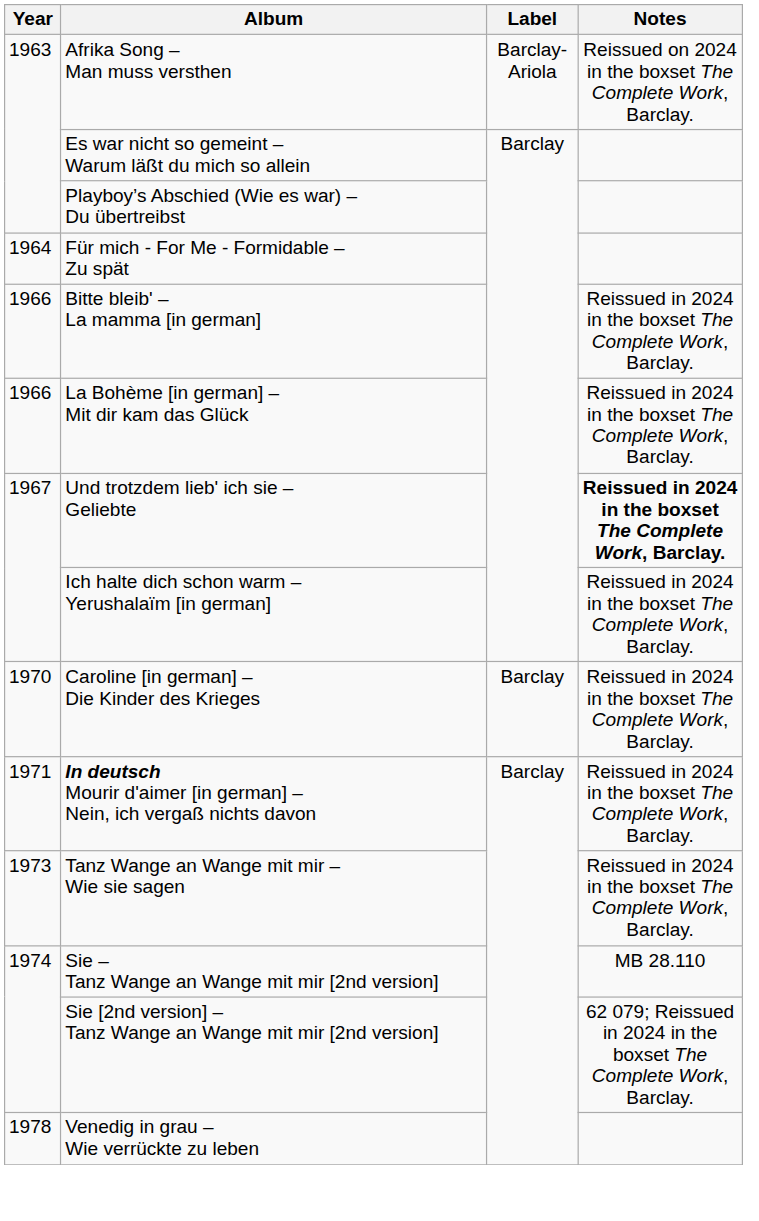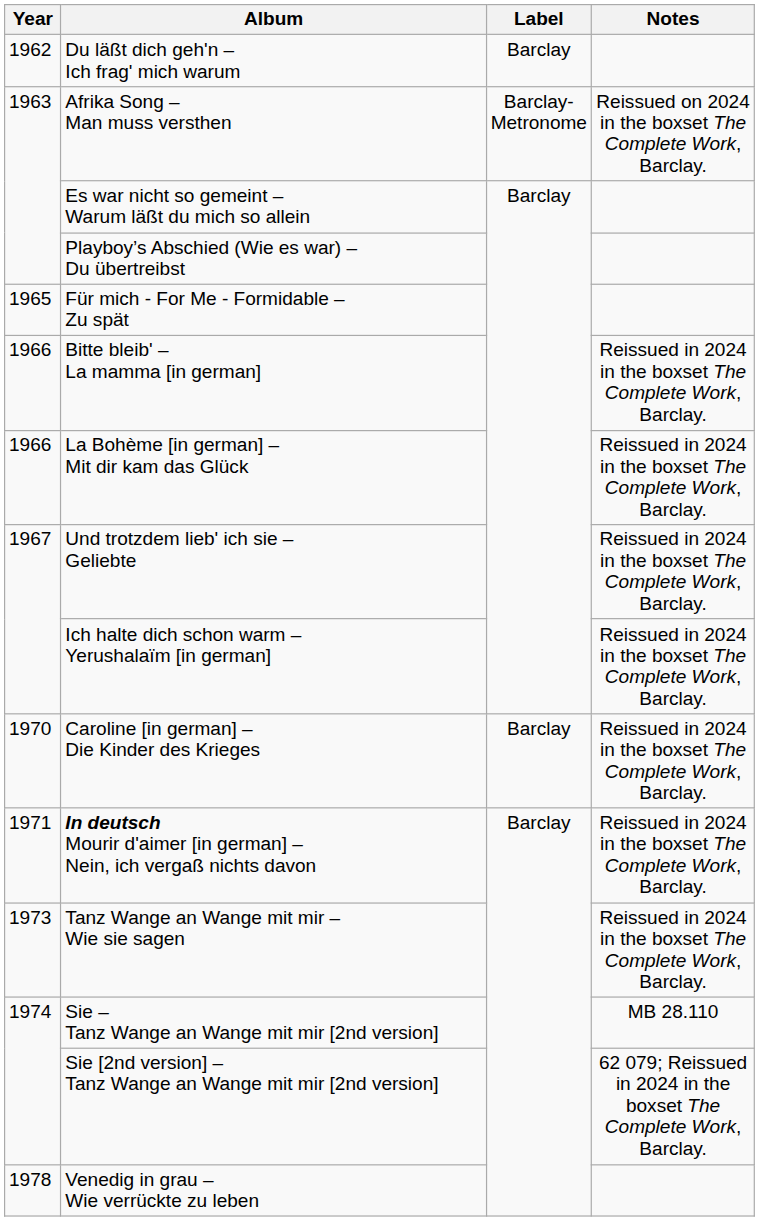+ row: (153, 60)
(532, 60) Barclay-Ariola -> (539, 112) Barclay-Metronome
(30, 247) 1964 -> (30, 299) 1965
(660, 520) bold -> (673, 571) normal
